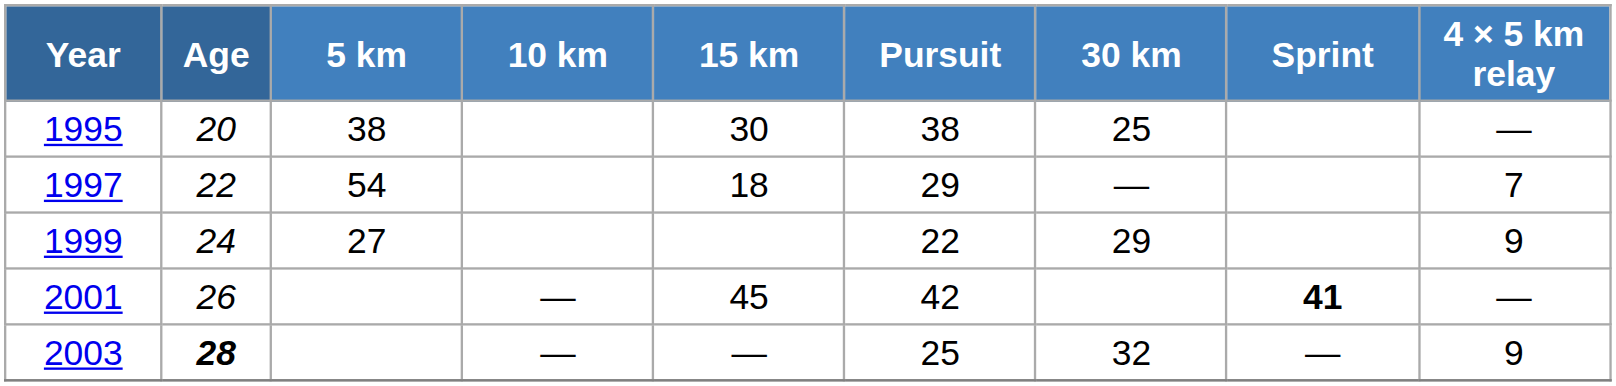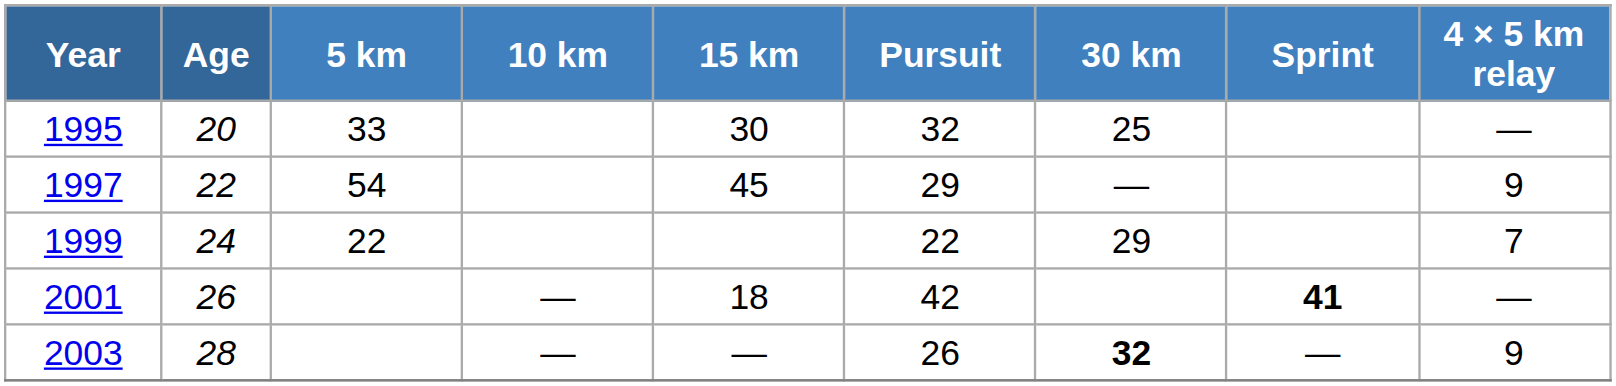(367, 129) 38 -> (367, 129) 33
(940, 129) 38 -> (940, 129) 32
(749, 185) 18 -> (749, 185) 45
(1514, 185) 7 -> (1514, 185) 9
(367, 241) 27 -> (367, 241) 22
(1514, 241) 9 -> (1514, 241) 7
(749, 297) 45 -> (749, 297) 18
(216, 353) bold -> (216, 353) normal
(940, 353) 25 -> (940, 353) 26
(1132, 353) normal -> (1132, 353) bold
